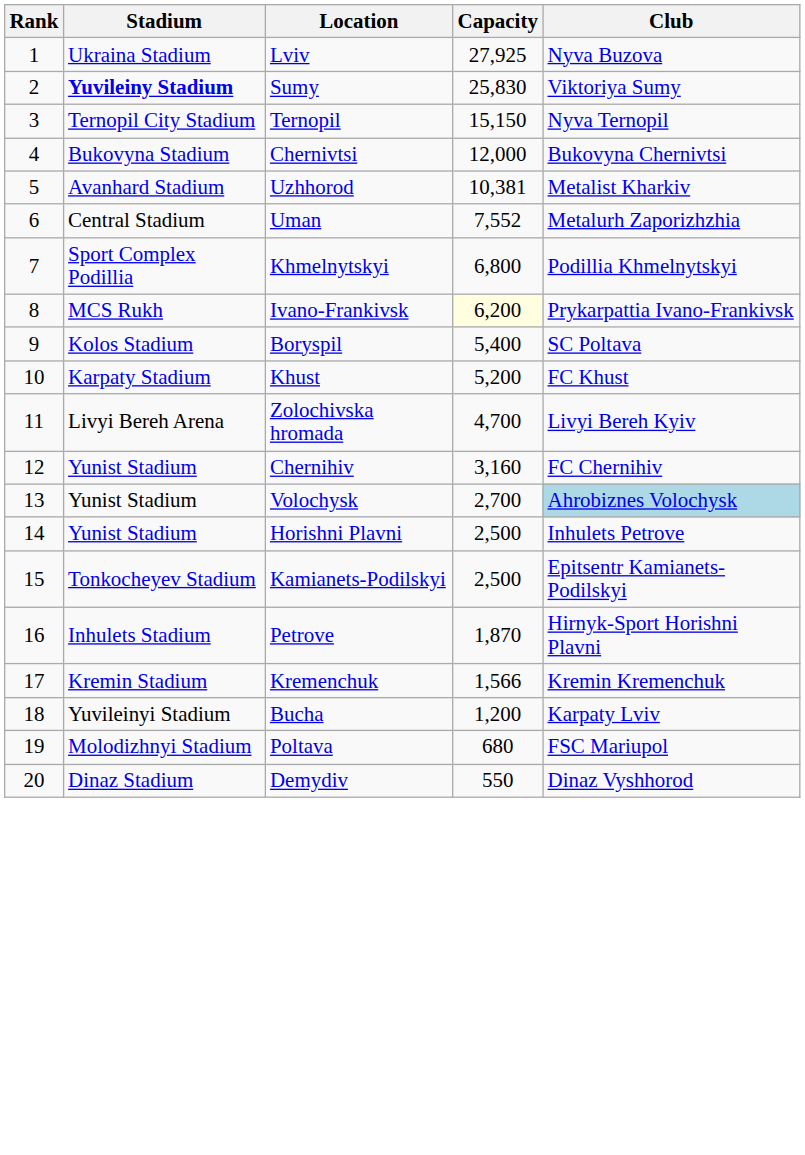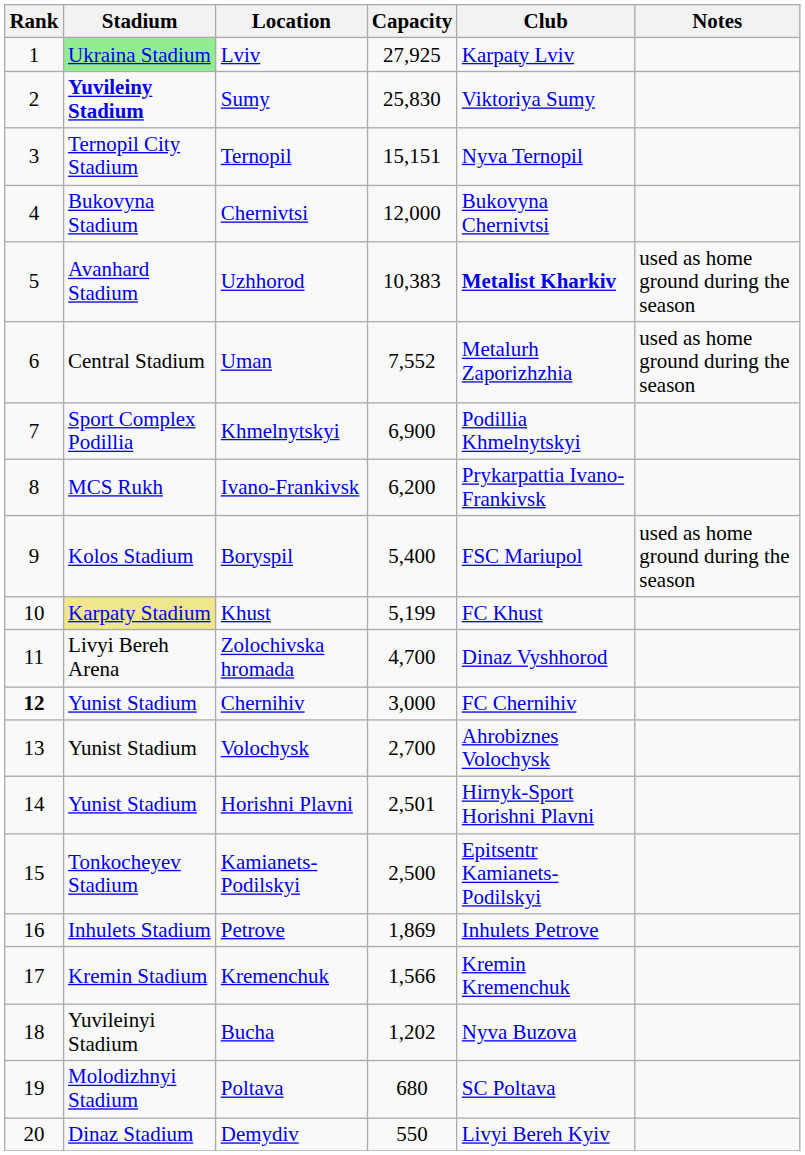+ column: (717, 21)
(139, 54) no background -> (139, 54) lightgreen background
(605, 54) Nyva Buzova -> (518, 54) Karpaty Lviv
(498, 120) 15,150 -> (412, 156) 15,151
(498, 187) 10,381 -> (412, 281) 10,383
(619, 187) normal -> (539, 281) bold
(498, 265) 6,800 -> (412, 430) 6,900
(498, 310) lightyellow background -> (412, 487) no background
(594, 343) SC Poltava -> (522, 556) FSC Mariupol
(139, 377) no background -> (139, 612) khaki background
(498, 377) 5,200 -> (412, 612) 5,199
(621, 422) Livyi Bereh Kyiv -> (535, 657) Dinaz Vyshhorod
(34, 467) normal -> (34, 702) bold
(498, 467) 3,160 -> (412, 702) 3,000
(642, 500) lightblue background -> (510, 748) no background
(498, 533) 2,500 -> (412, 804) 2,501
(616, 533) Inhulets Petrove -> (528, 804) Hirnyk-Sport Horishni Plavni
(498, 635) 1,870 -> (412, 930) 1,869
(643, 635) Hirnyk-Sport Horishni Plavni -> (530, 930) Inhulets Petrove
(498, 713) 1,200 -> (412, 1032) 1,202
(604, 713) Karpaty Lviv -> (519, 1032) Nyva Buzova
(608, 747) FSC Mariupol -> (509, 1088) SC Poltava
(620, 780) Dinaz Vyshhorod -> (536, 1133) Livyi Bereh Kyiv
